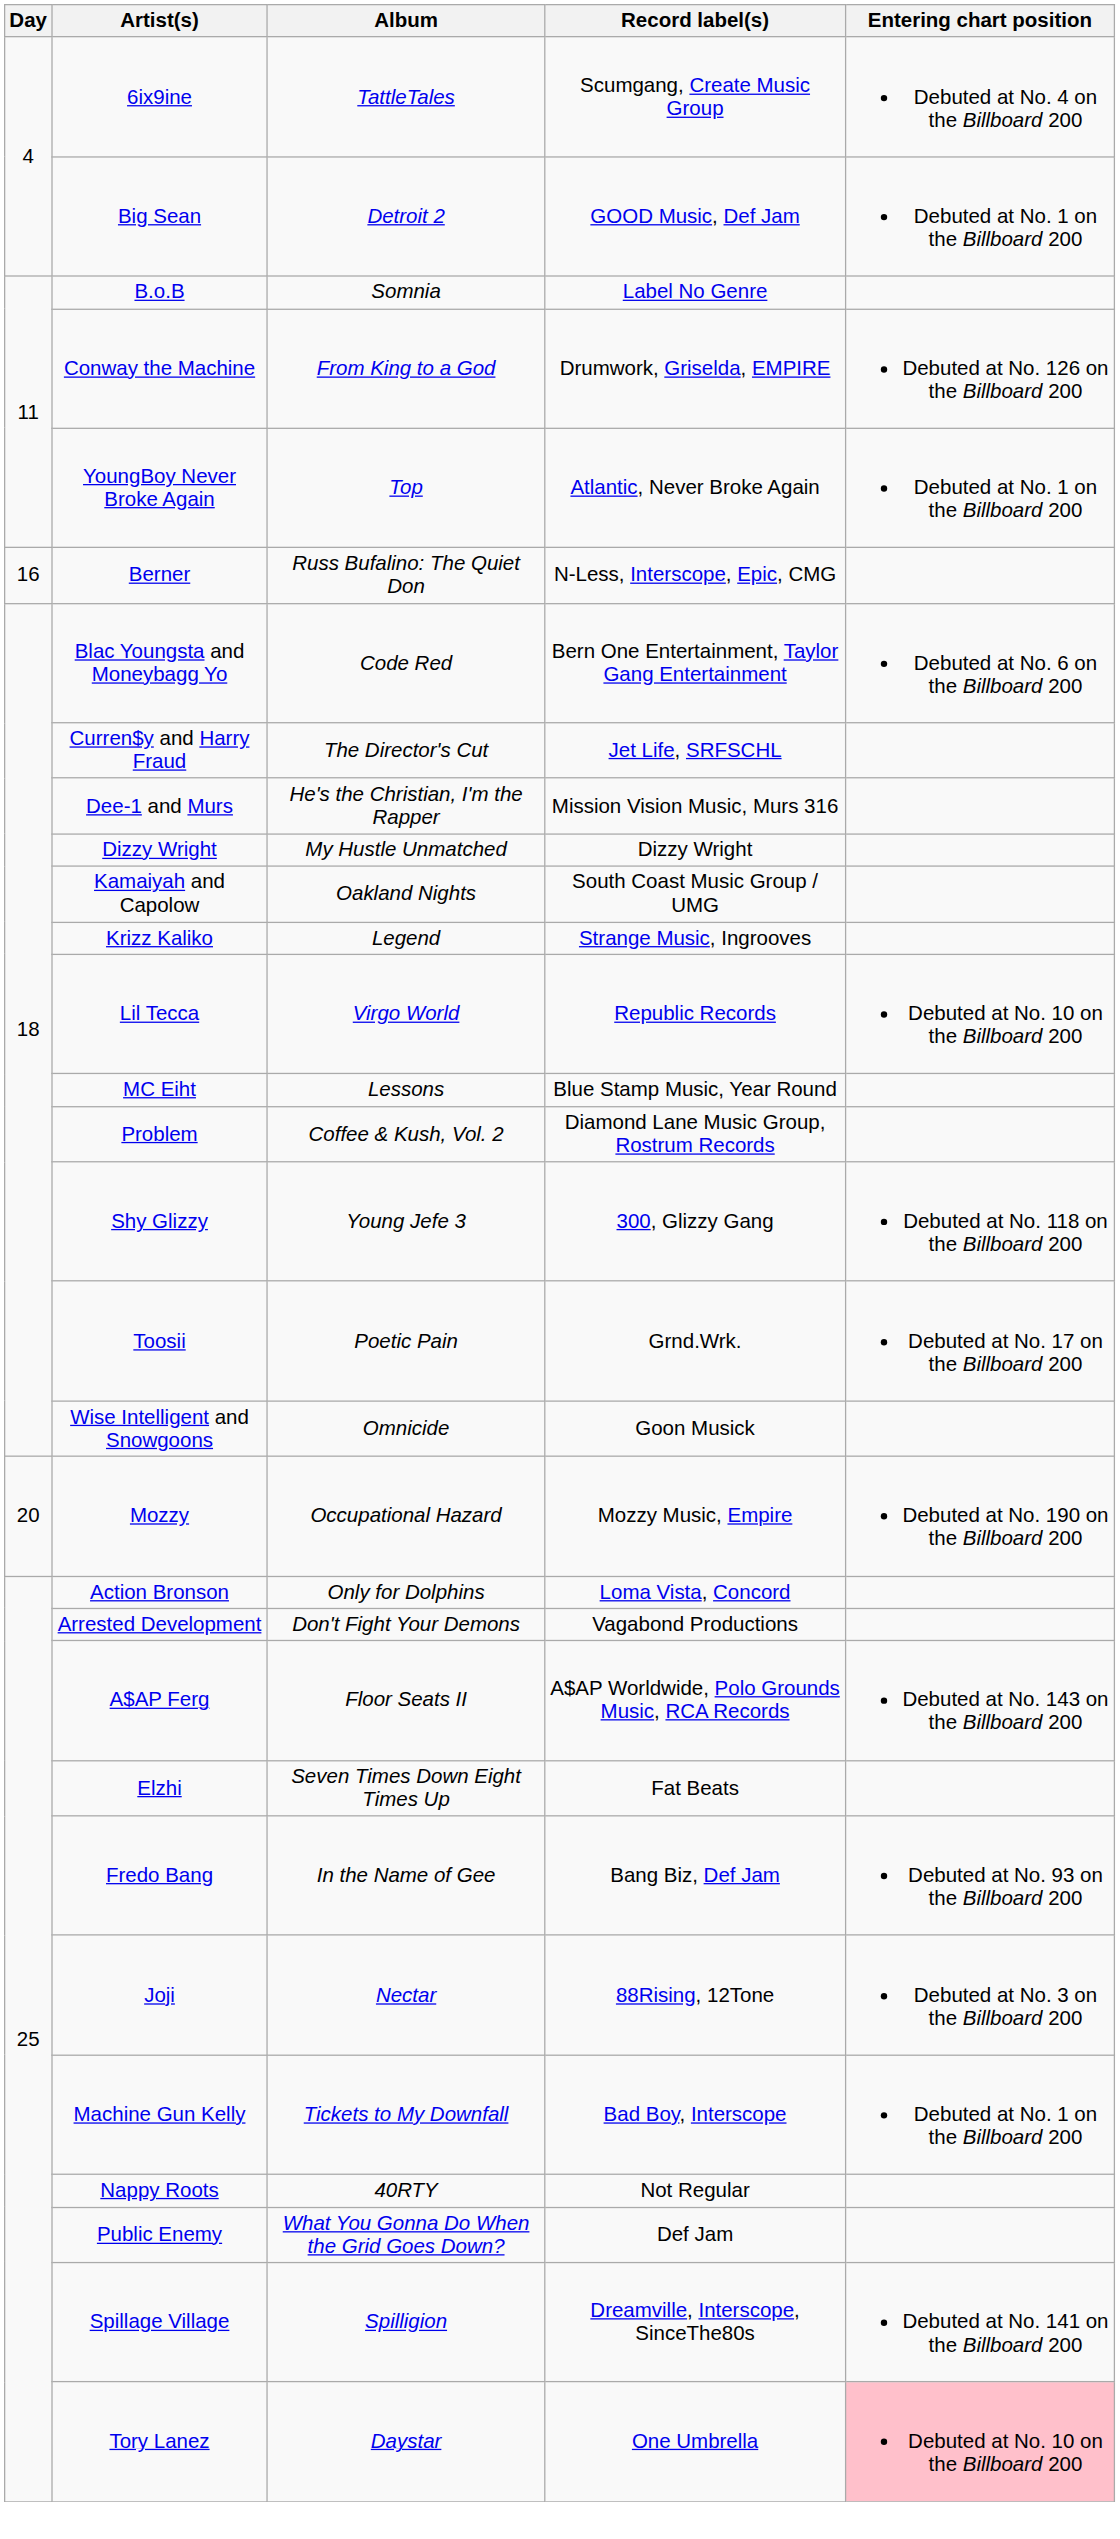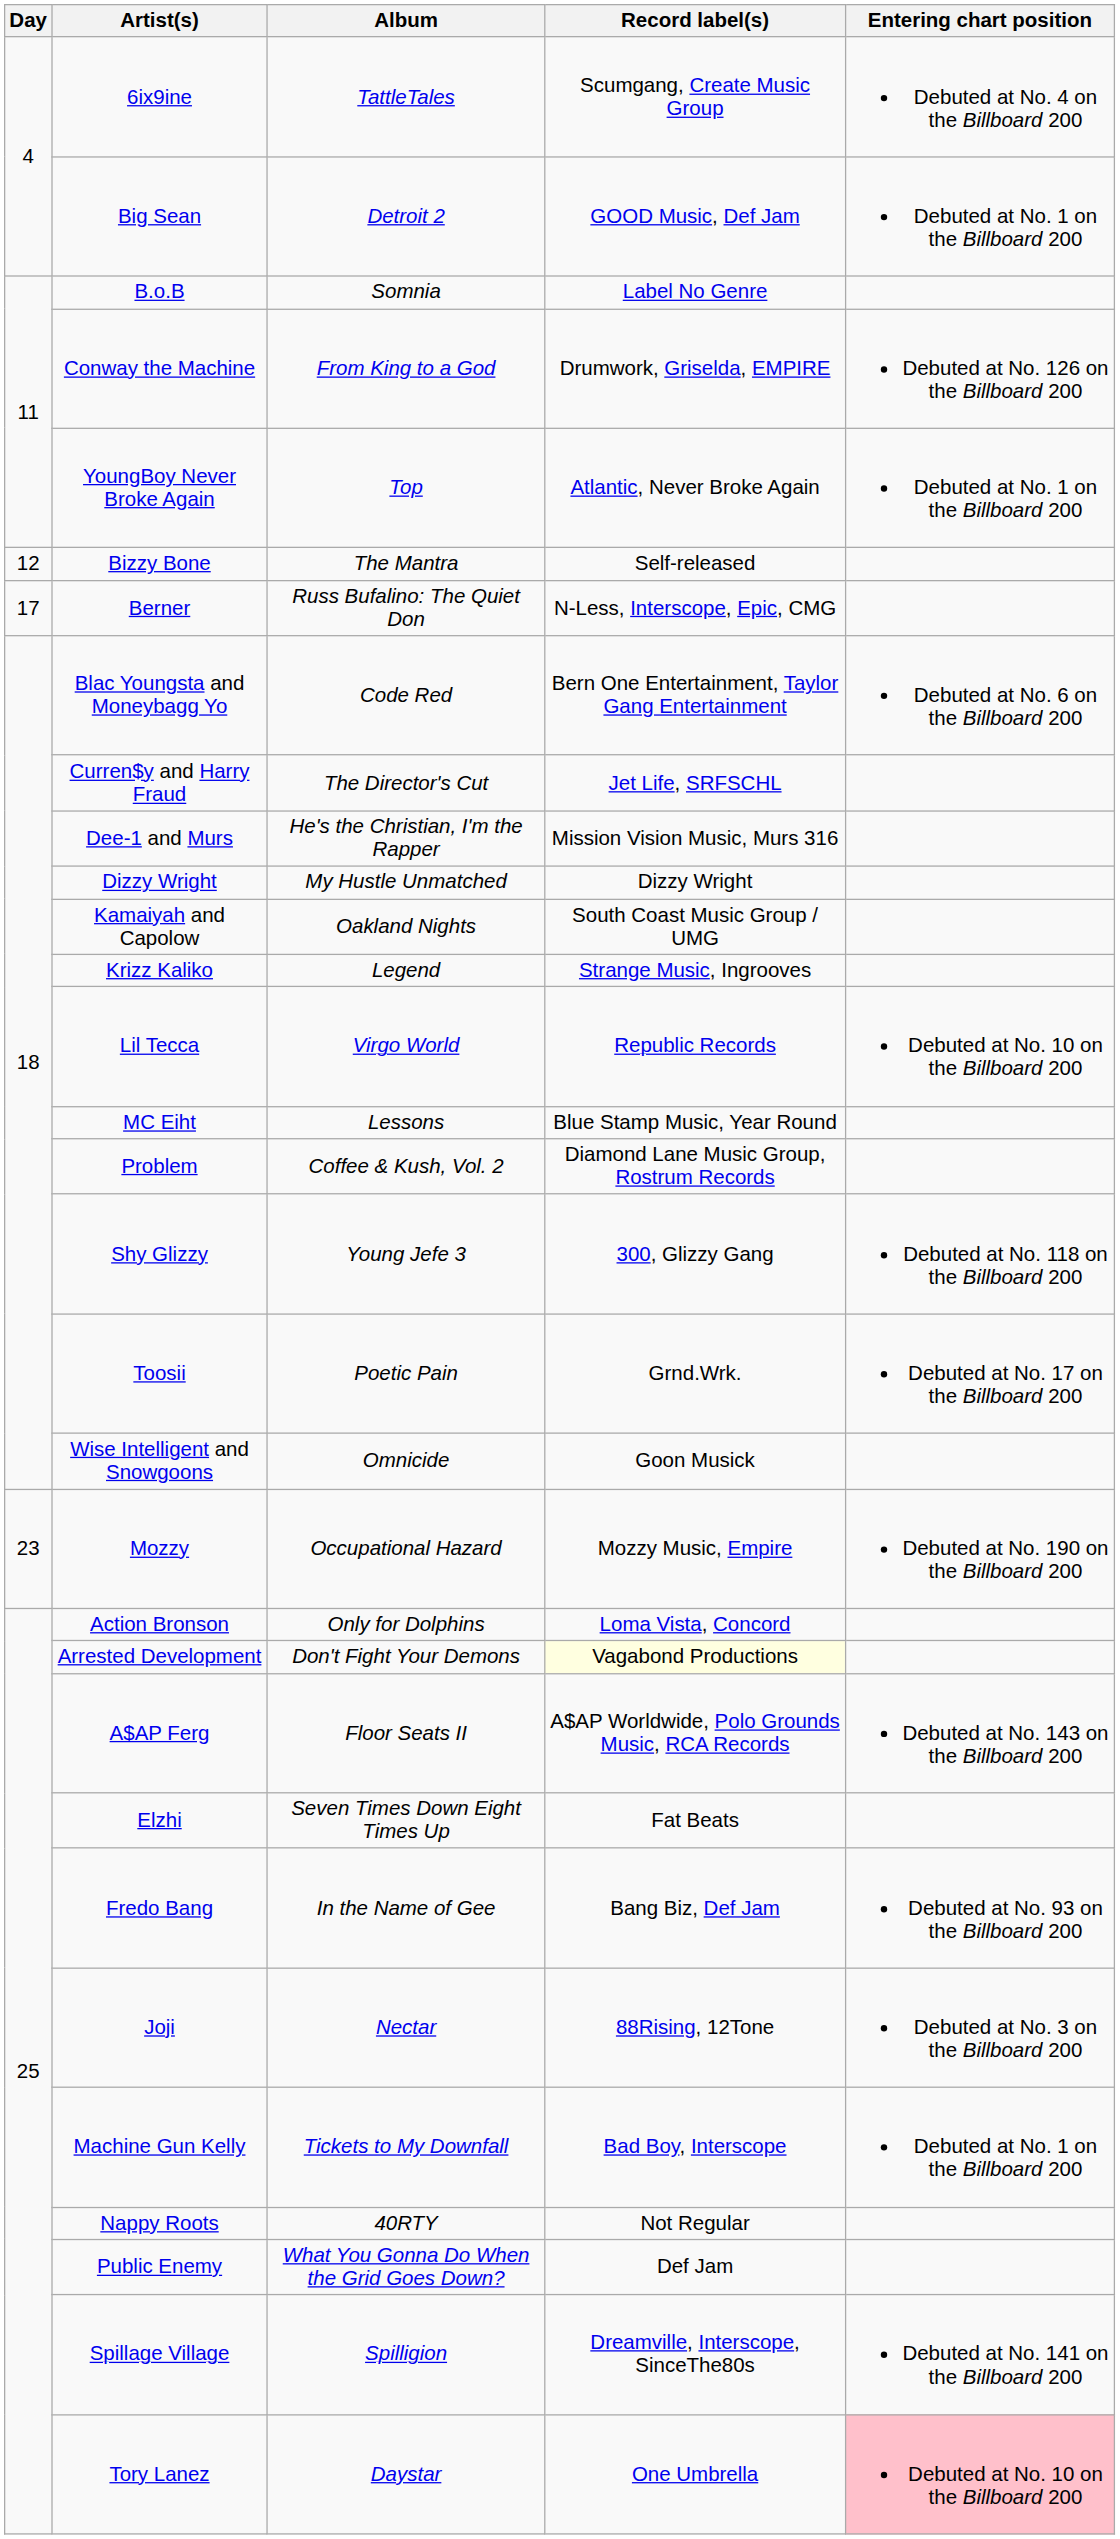+ row: (160, 563)
(28, 575) 16 -> (28, 607) 17
(28, 1515) 20 -> (28, 1548) 23
(695, 1624) no background -> (695, 1656) lightyellow background
